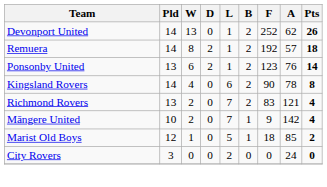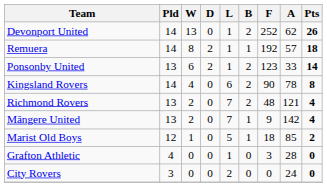(248, 48) 2 -> (248, 48) 1
(291, 66) 76 -> (291, 66) 33
(269, 102) 83 -> (269, 102) 48
(171, 119) 10 -> (171, 119) 13
+ row: (43, 155)
